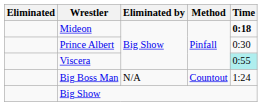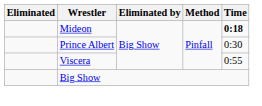(241, 61) paleturquoise background -> (233, 61) no background
- row: (89, 77)
